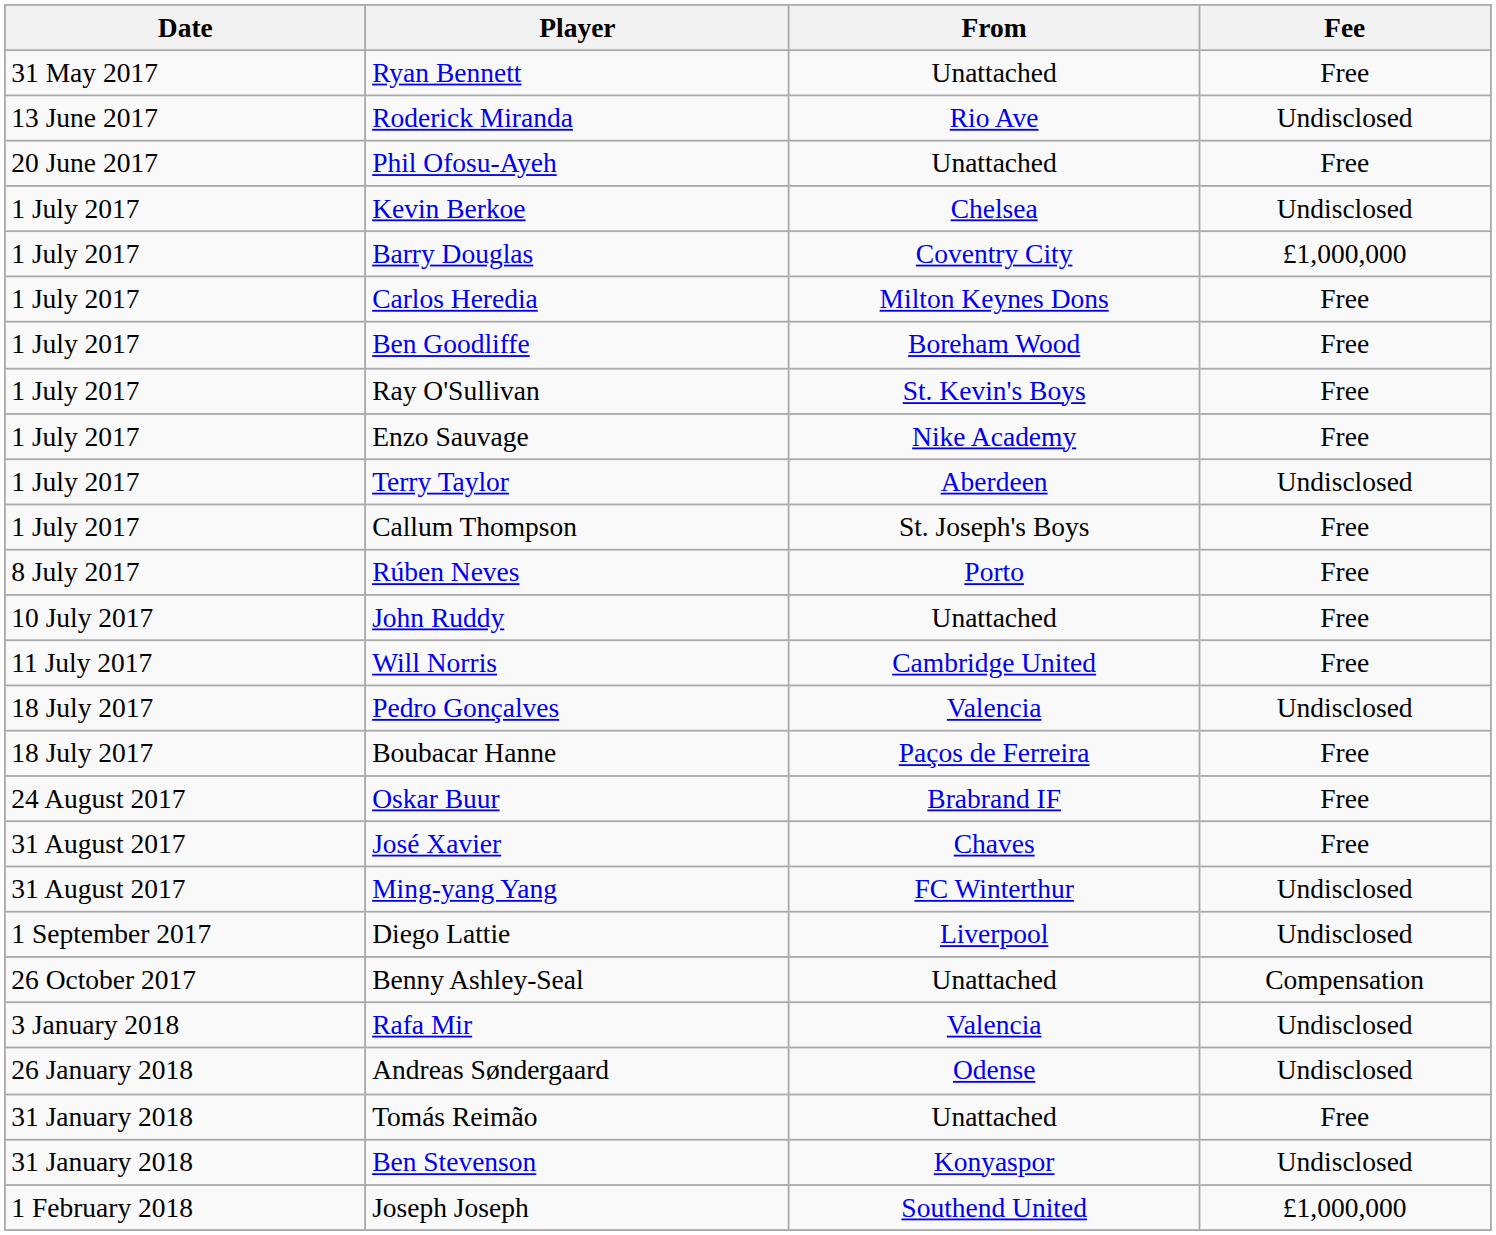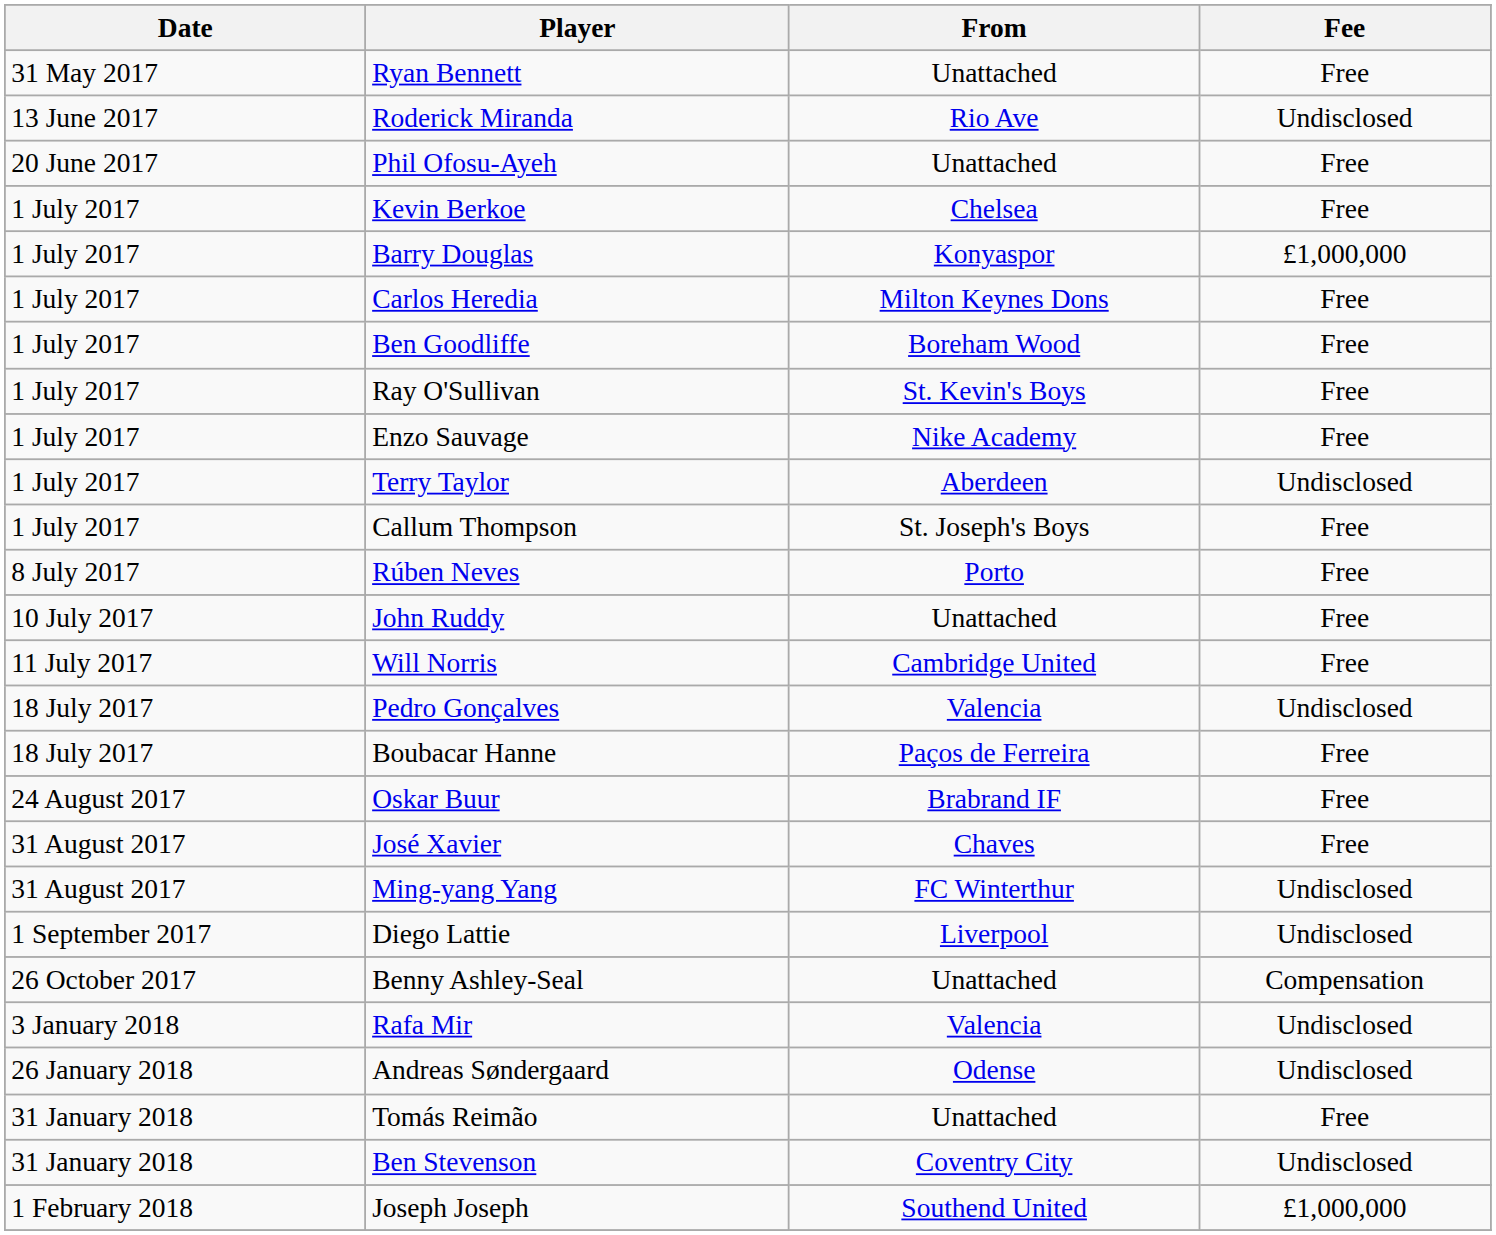(1345, 208) Undisclosed -> (1345, 208) Free
(994, 254) Coventry City -> (994, 254) Konyaspor
(994, 1161) Konyaspor -> (994, 1161) Coventry City
